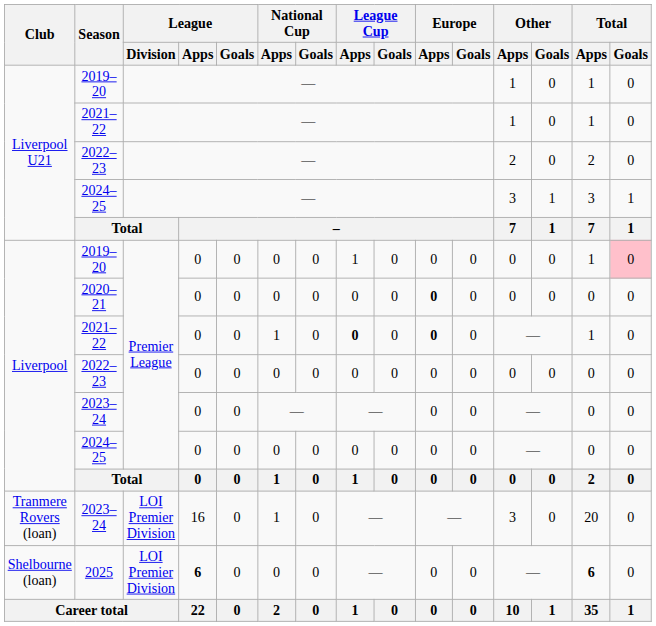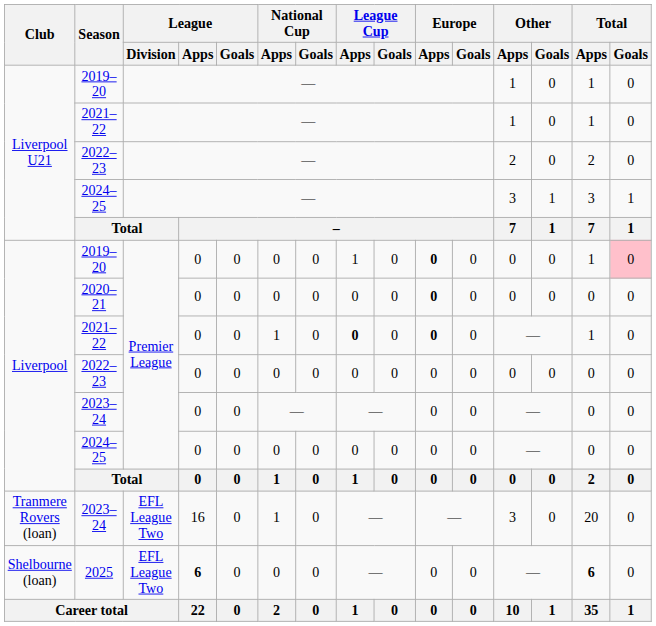(434, 259) normal -> (434, 259) bold
(151, 518) LOI Premier Division -> (151, 518) EFL League Two
(151, 572) LOI Premier Division -> (151, 572) EFL League Two
